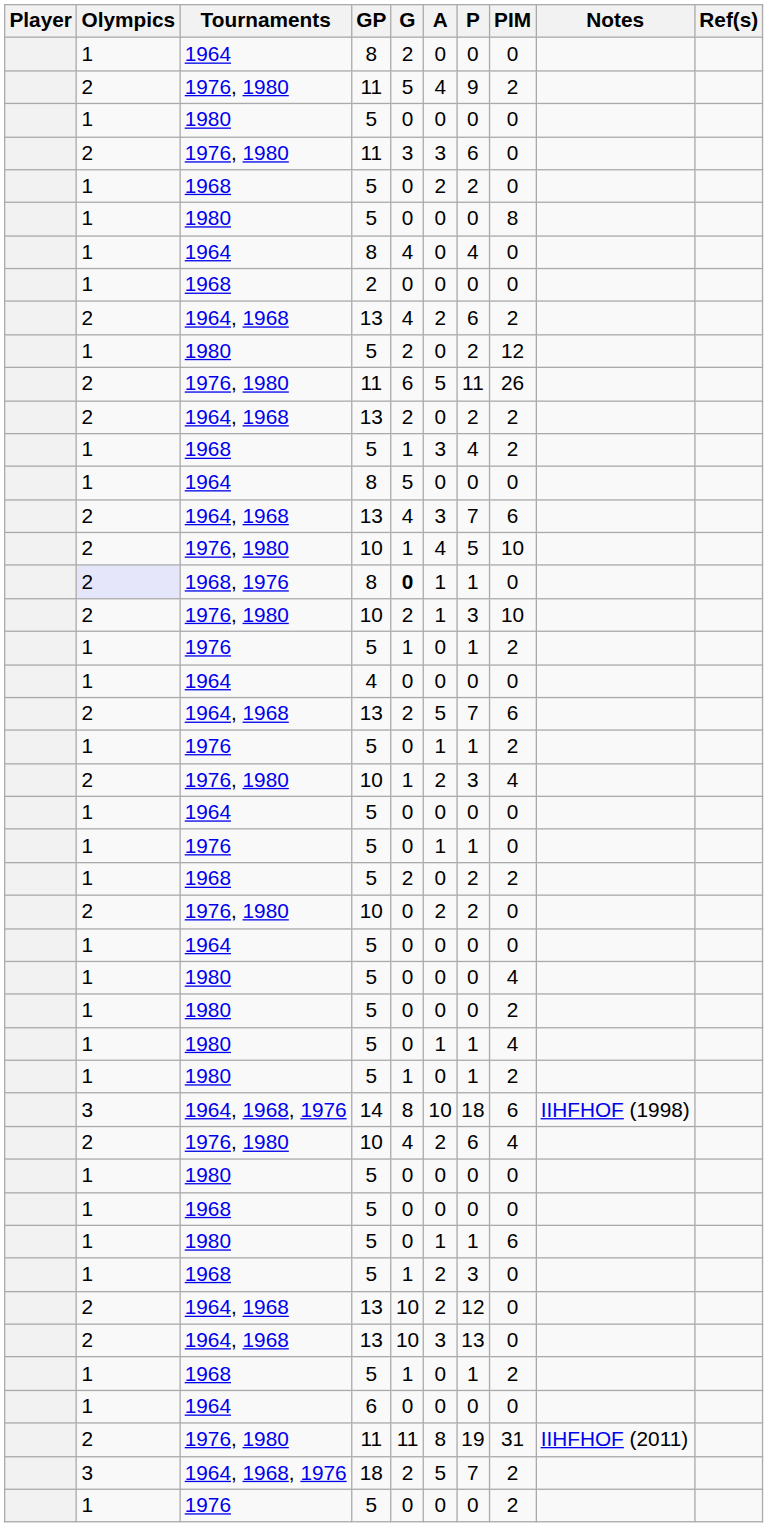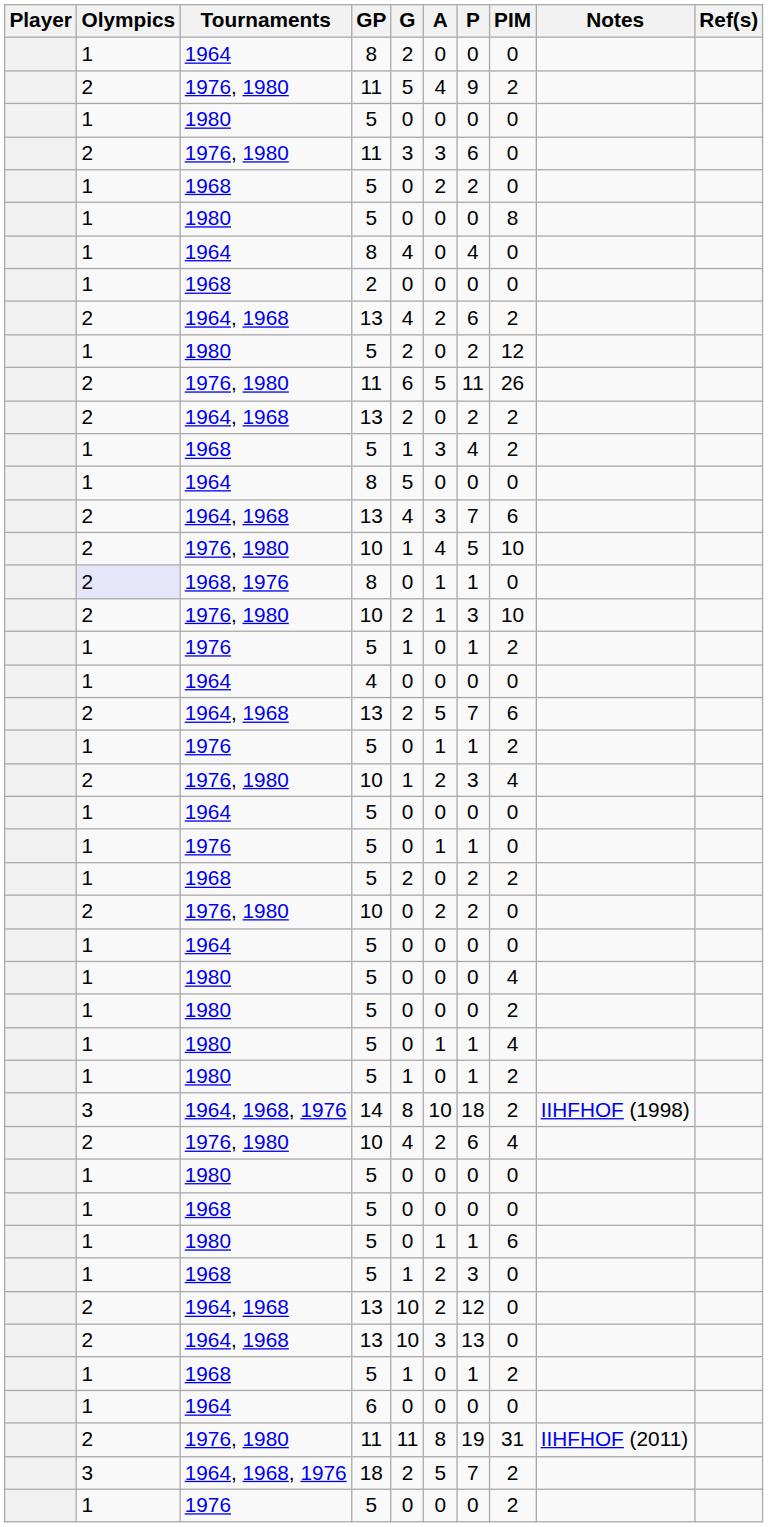(407, 581) bold -> (407, 581) normal
(513, 1109) 6 -> (513, 1109) 2
